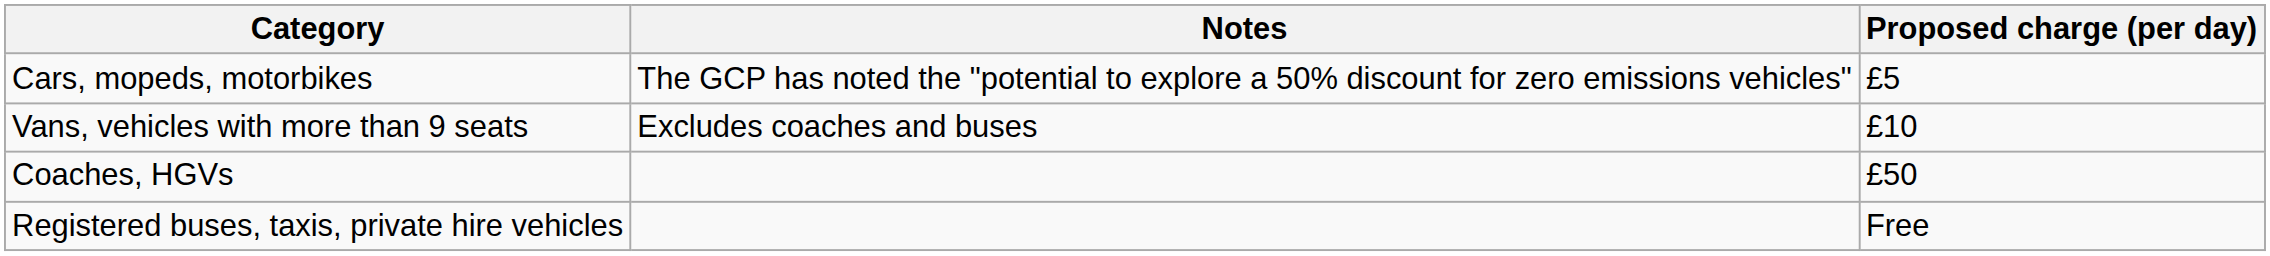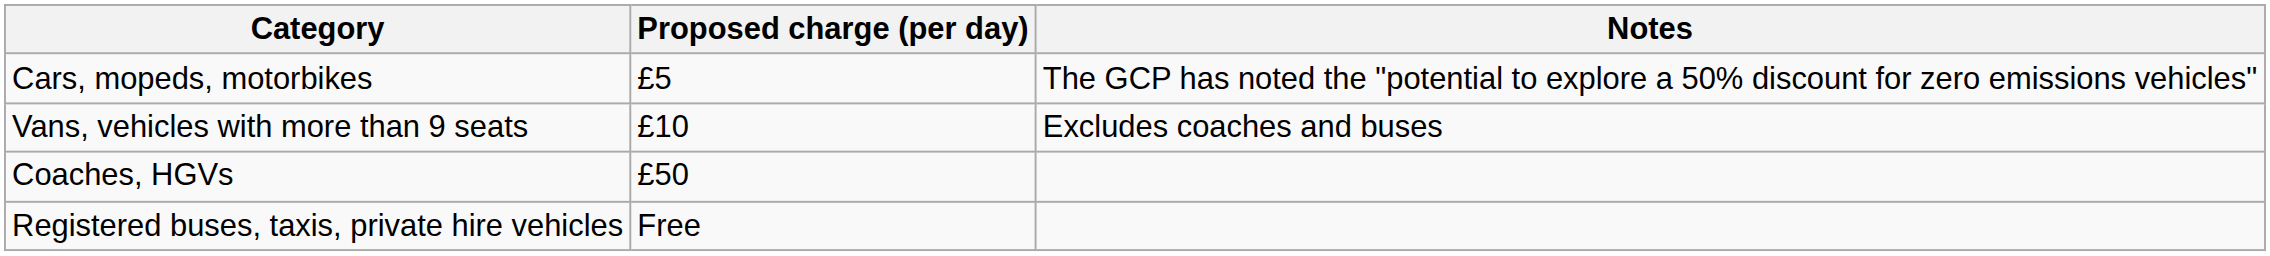columns swapped: (2062, 28) <-> (1244, 28)
